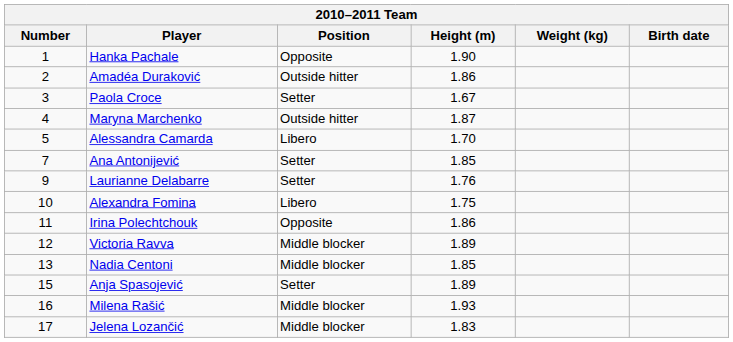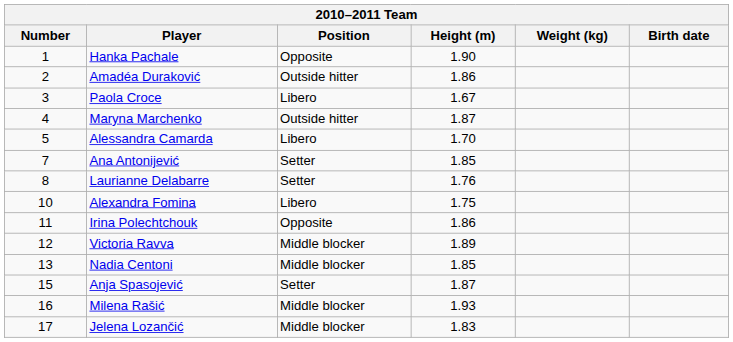(298, 98) Setter -> (298, 98) Libero
(45, 181) 9 -> (45, 181) 8
(463, 285) 1.89 -> (463, 285) 1.87
